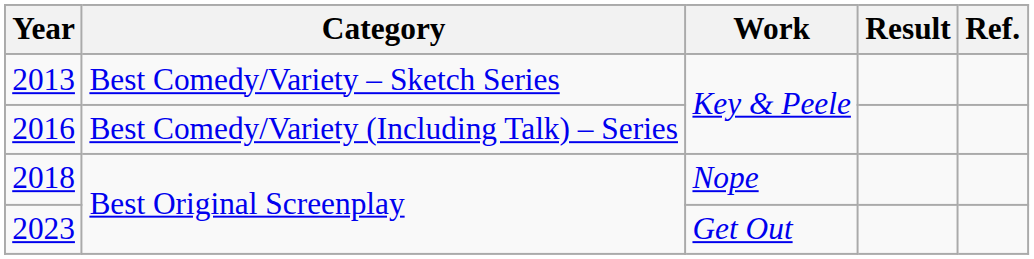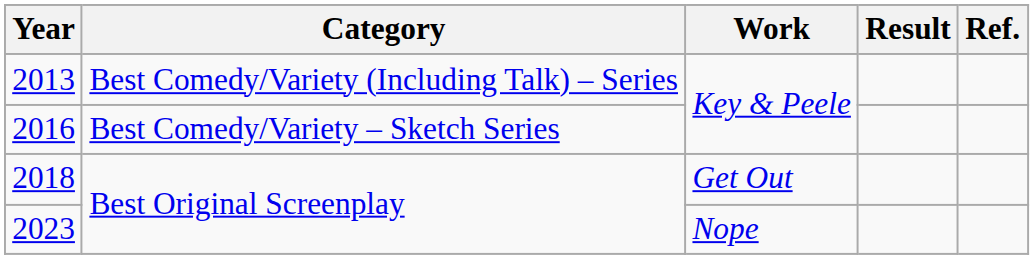(325, 79) Best Comedy/Variety – Sketch Series -> (384, 79) Best Comedy/Variety (Including Talk) – Series
(384, 128) Best Comedy/Variety (Including Talk) – Series -> (325, 128) Best Comedy/Variety – Sketch Series
(726, 178) Nope -> (743, 178) Get Out
(743, 228) Get Out -> (726, 228) Nope
